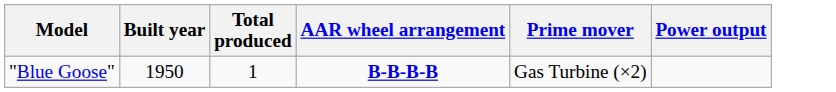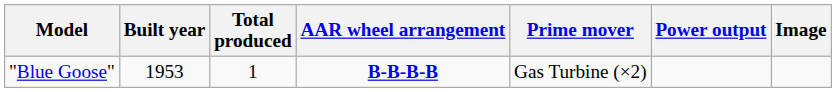+ column: (801, 30)
(164, 71) 1950 -> (164, 71) 1953
